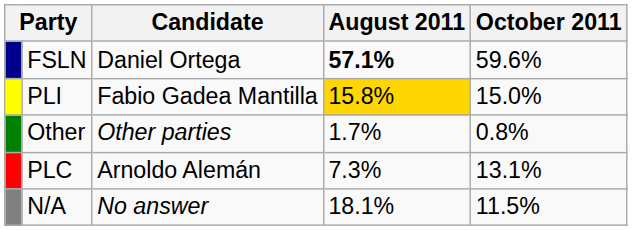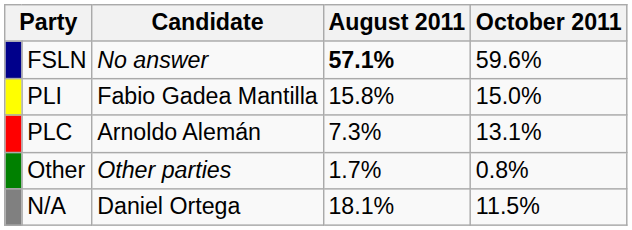(169, 59) Daniel Ortega -> (153, 59) No answer
(361, 96) gold background -> (361, 96) no background
rows swapped: (50, 170) <-> (56, 133)
(153, 206) No answer -> (169, 206) Daniel Ortega
